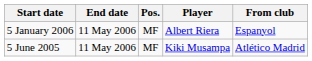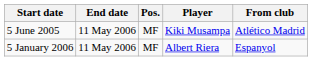rows swapped: (33, 47) <-> (40, 30)
